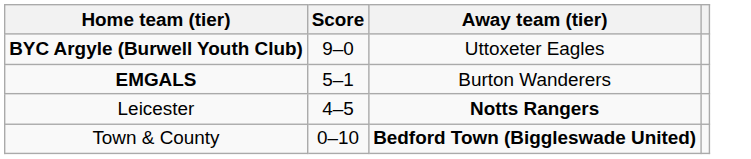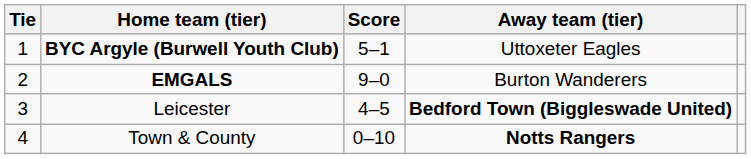+ column: (23, 19)
(338, 49) 9–0 -> (374, 49) 5–1
(338, 79) 5–1 -> (374, 79) 9–0
(535, 109) Notts Rangers -> (571, 109) Bedford Town (Biggleswade United)
(535, 138) Bedford Town (Biggleswade United) -> (571, 138) Notts Rangers
